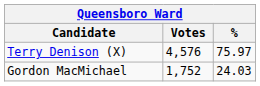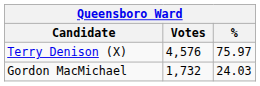(183, 71) 1,752 -> (183, 71) 1,732
